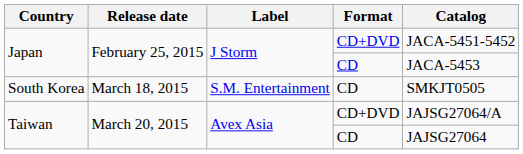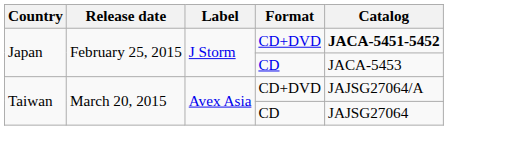(461, 40) normal -> (384, 40) bold
- row: (46, 88)
